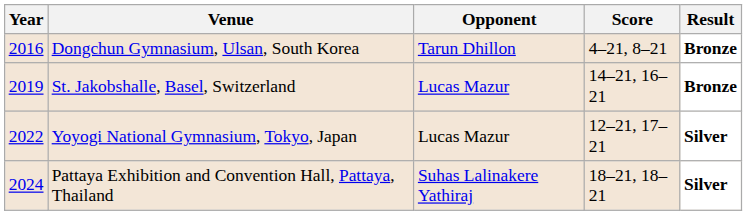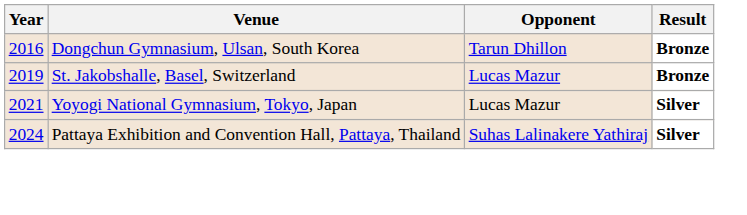- column: (632, 19)
(26, 136) 2022 -> (26, 105) 2021
